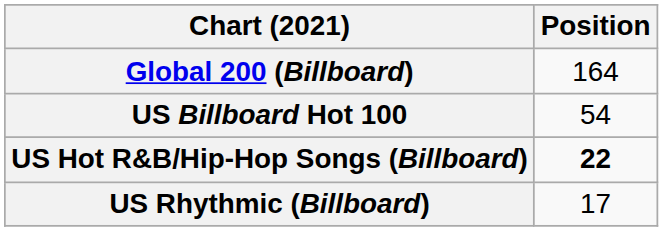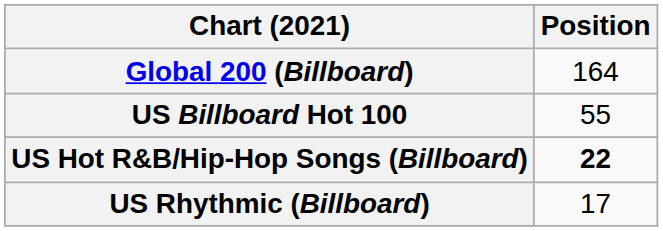(596, 114) 54 -> (596, 114) 55
